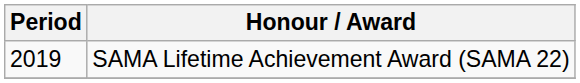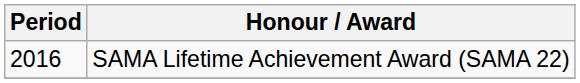(36, 59) 2019 -> (36, 59) 2016
